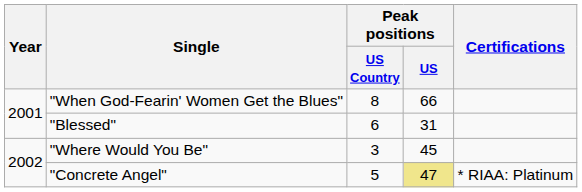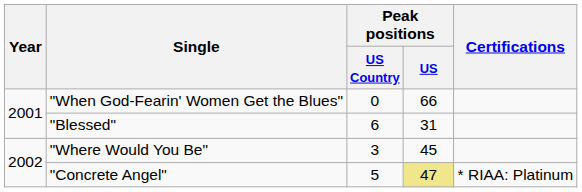(375, 100) 8 -> (375, 100) 0
